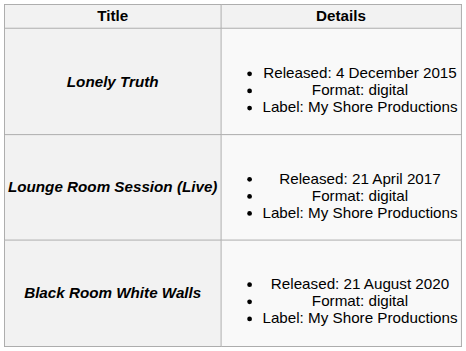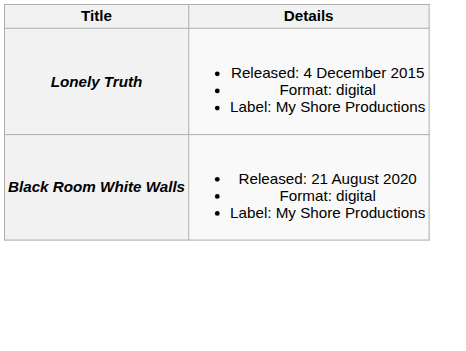- row: (113, 187)
